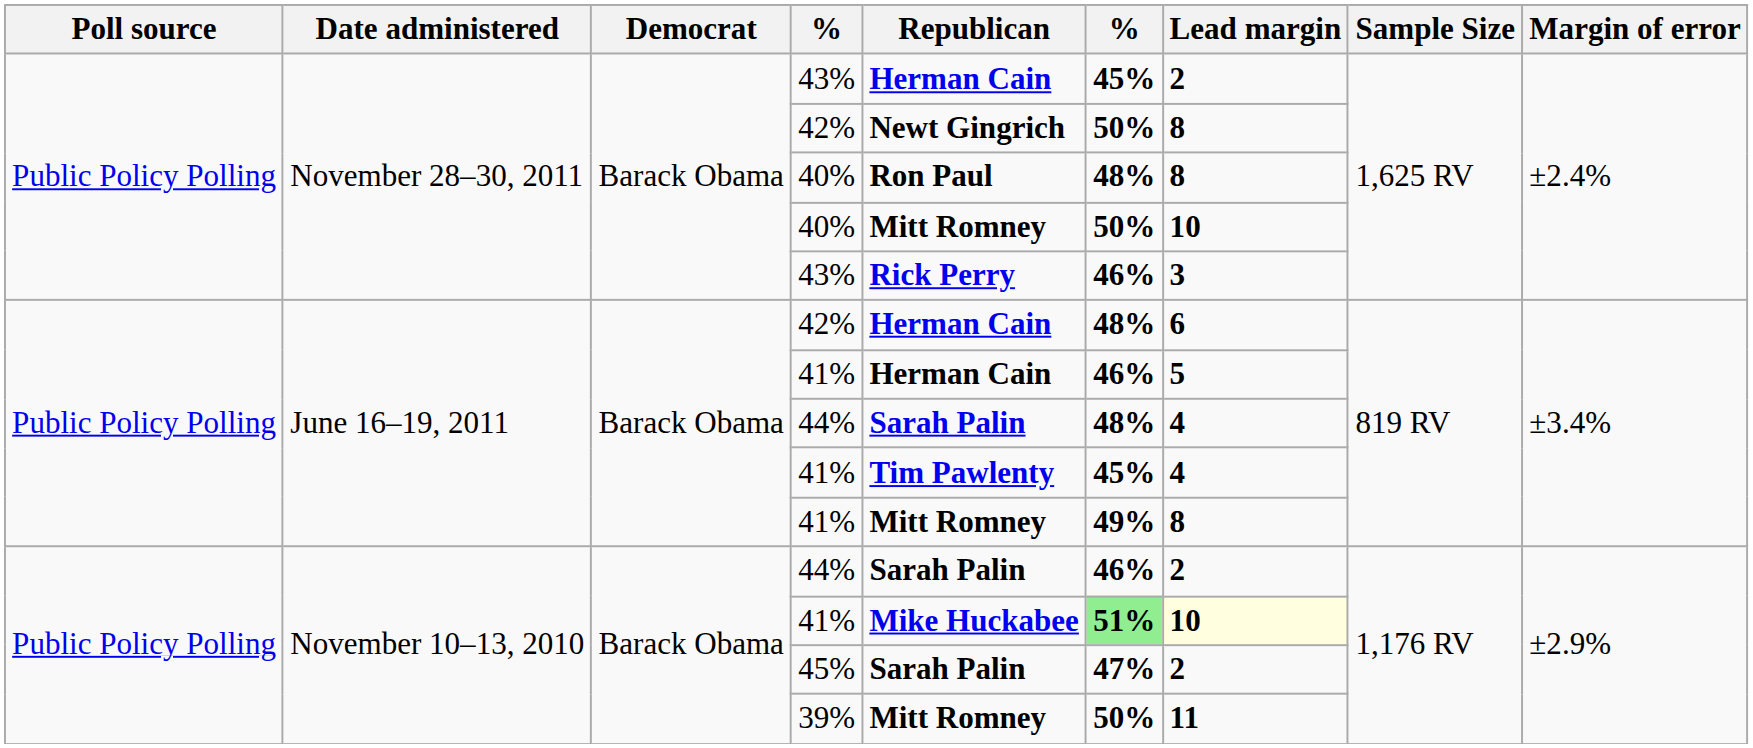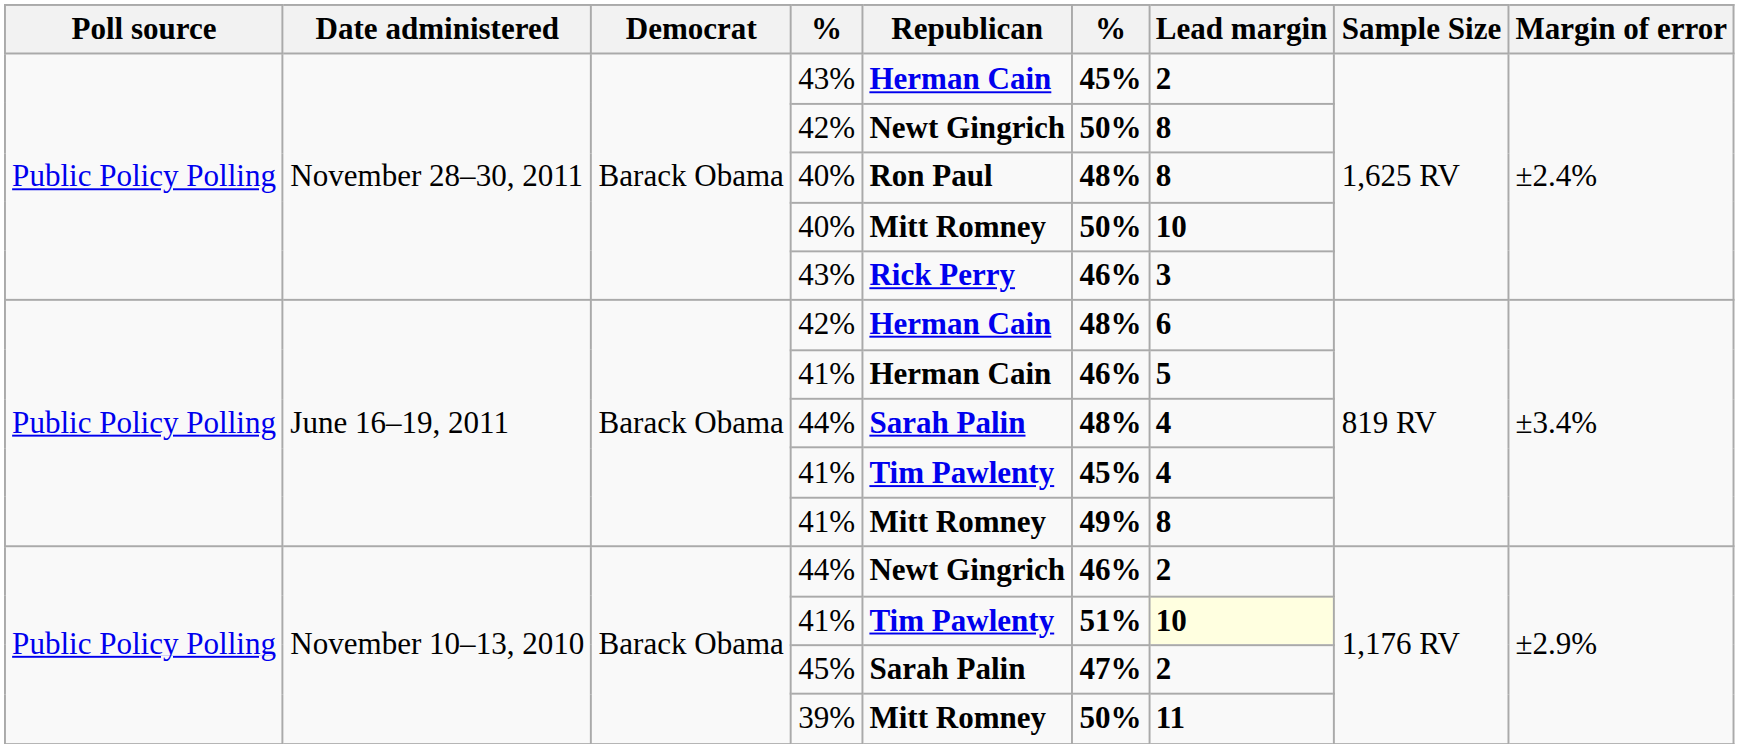(947, 570) Sarah Palin -> (967, 570) Newt Gingrich
(974, 619) Mike Huckabee -> (962, 619) Tim Pawlenty
(1124, 619) lightgreen background -> (1110, 619) no background
